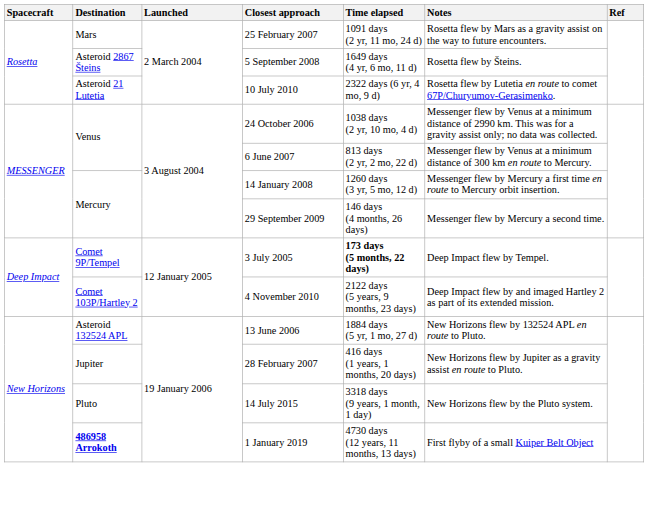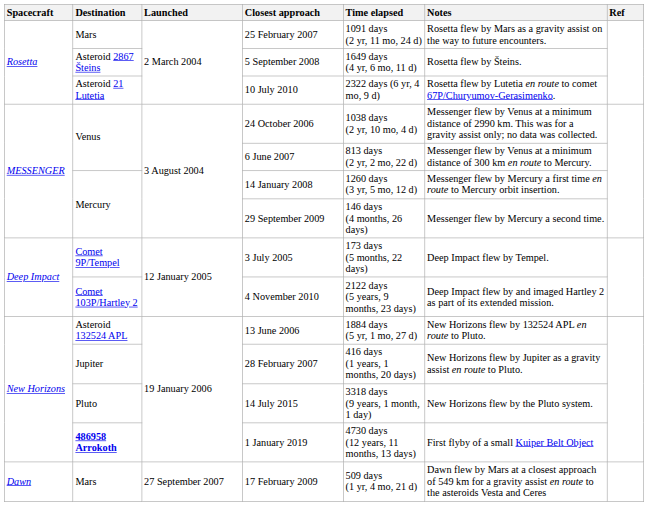(375, 257) bold -> (374, 257) normal
+ row: (281, 481)
